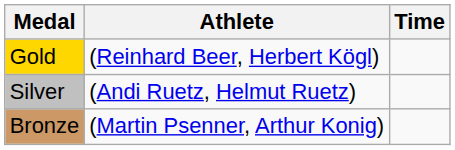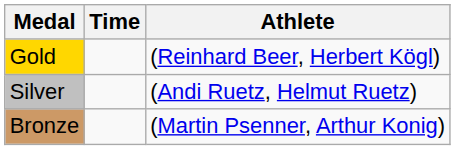columns swapped: (237, 21) <-> (420, 21)
